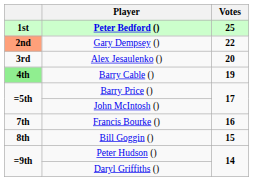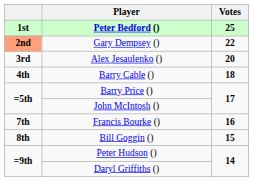(23, 75) lightgreen background -> (23, 75) no background
(230, 75) 19 -> (230, 75) 18
